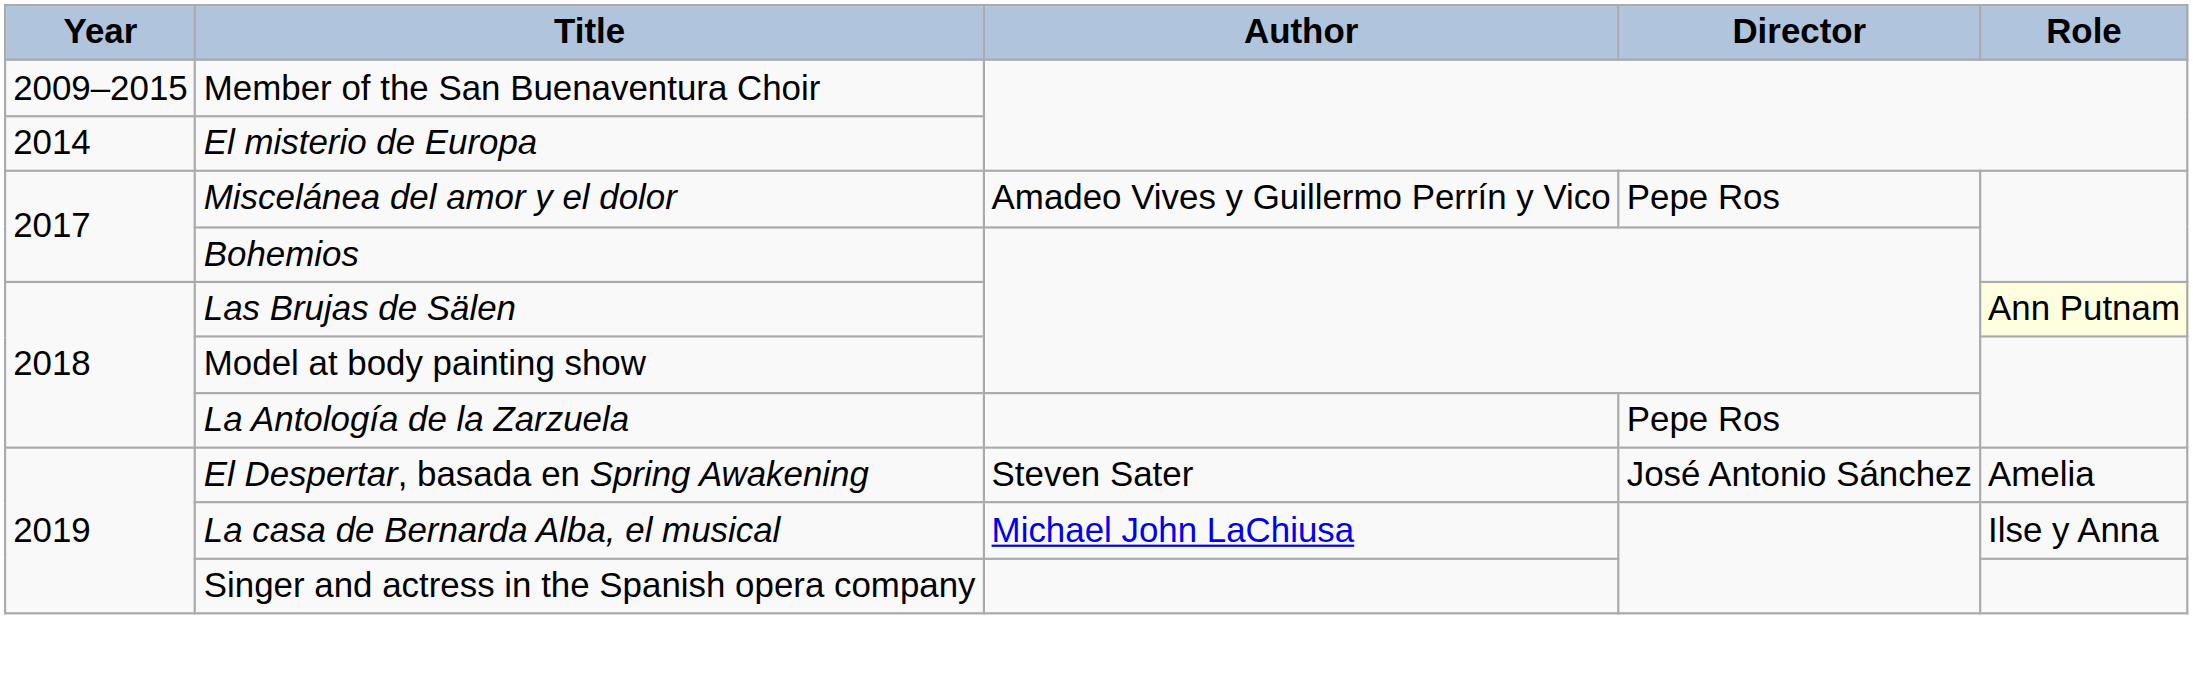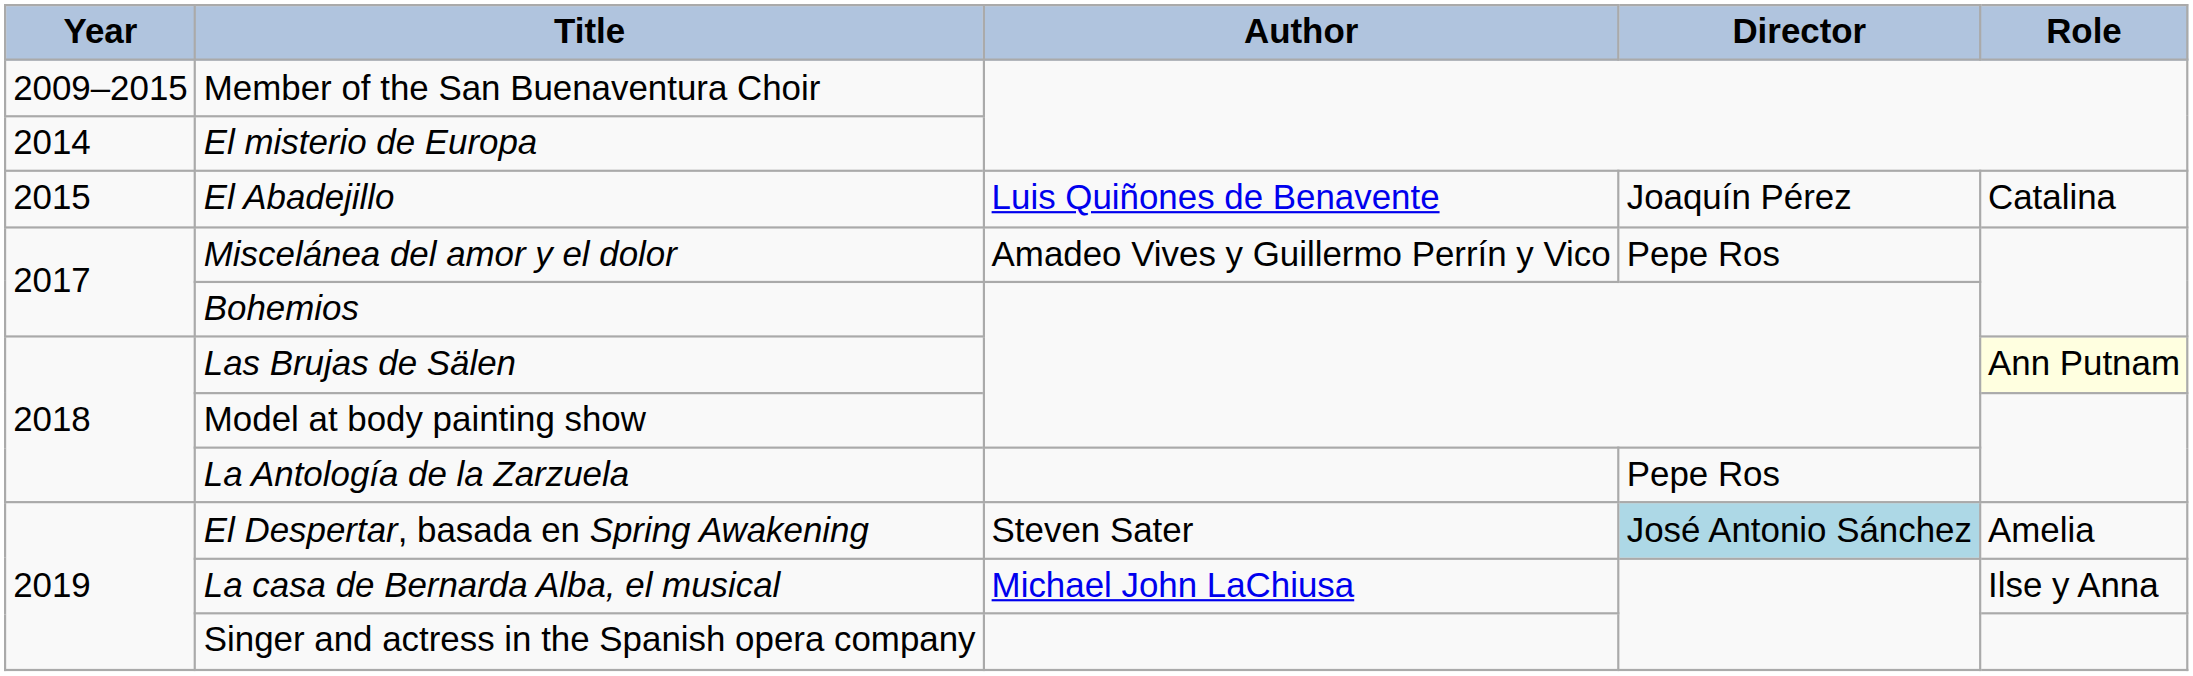+ row: (299, 198)
(1799, 474) no background -> (1799, 530) lightblue background
